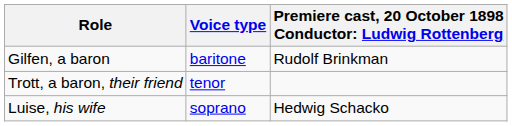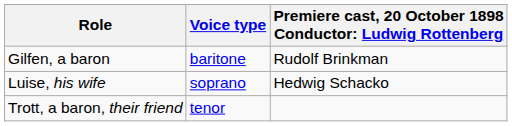rows swapped: (57, 108) <-> (95, 83)
